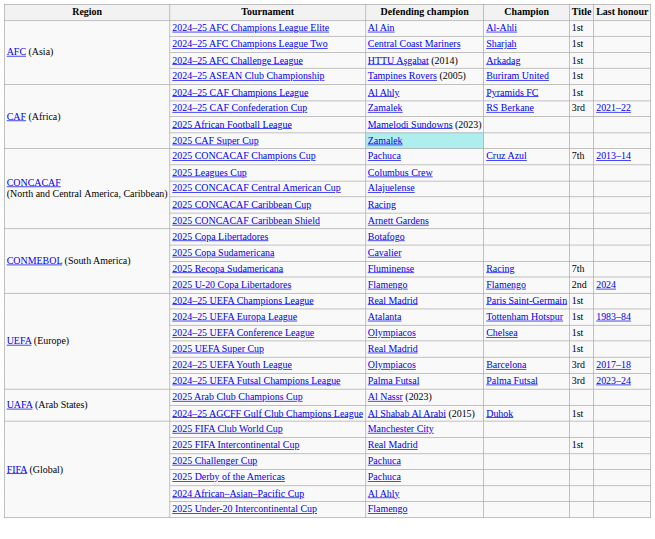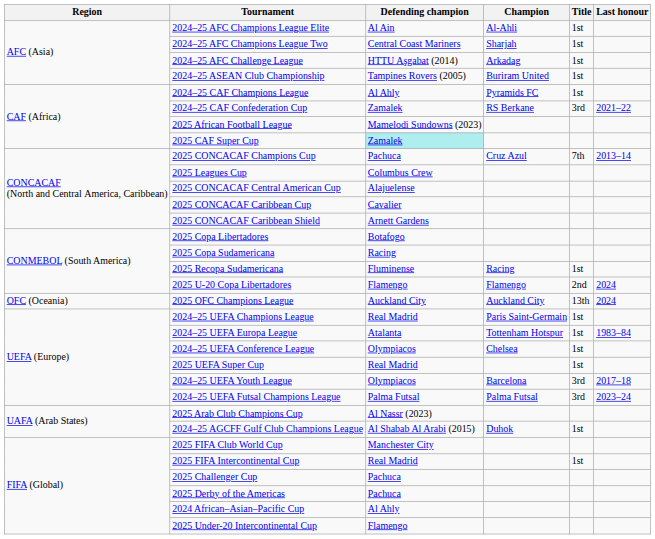(382, 205) Racing -> (385, 205) Cavalier
(385, 253) Cavalier -> (382, 253) Racing
(578, 269) 7th -> (578, 269) 1st
+ row: (233, 301)
